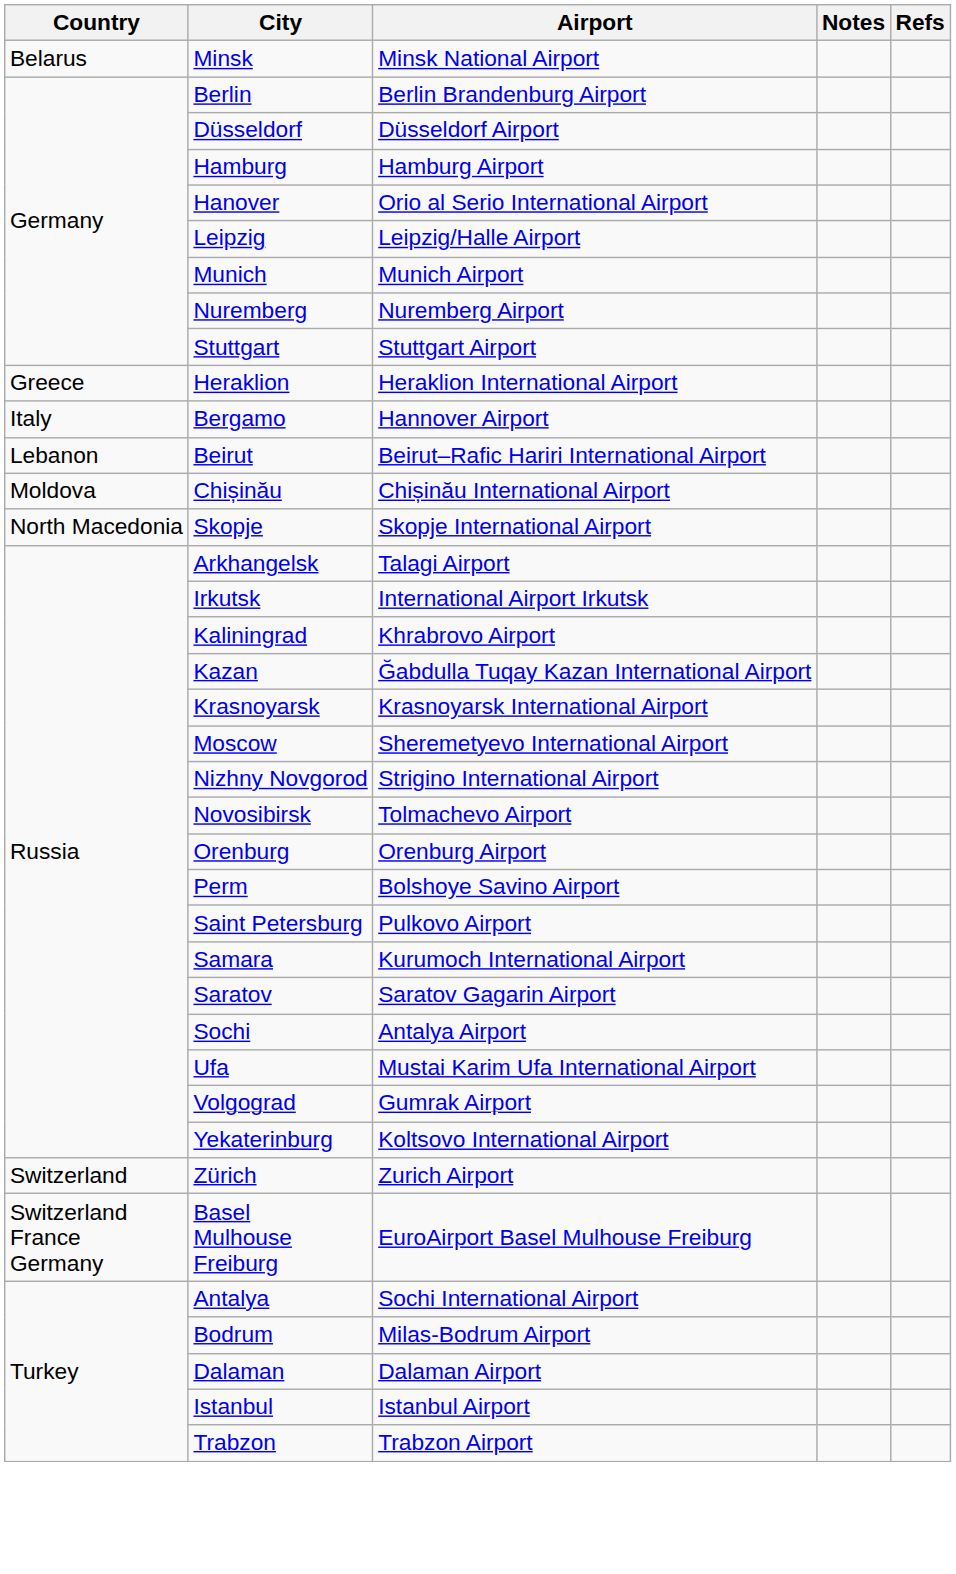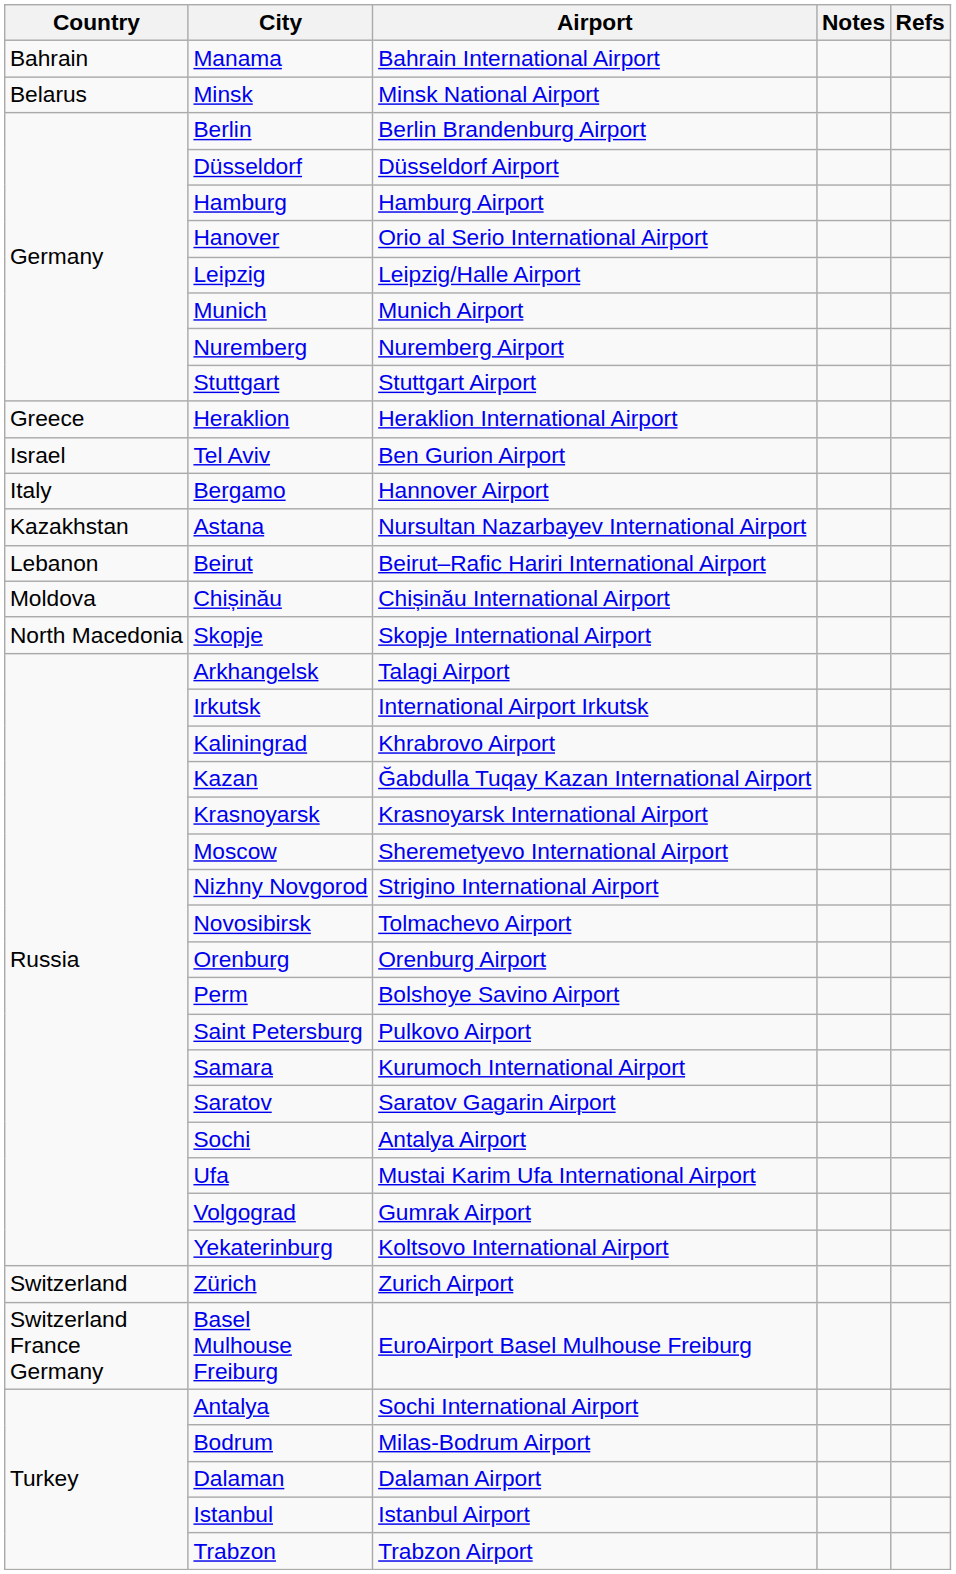+ row: (238, 58)
+ row: (232, 454)
+ row: (229, 526)
